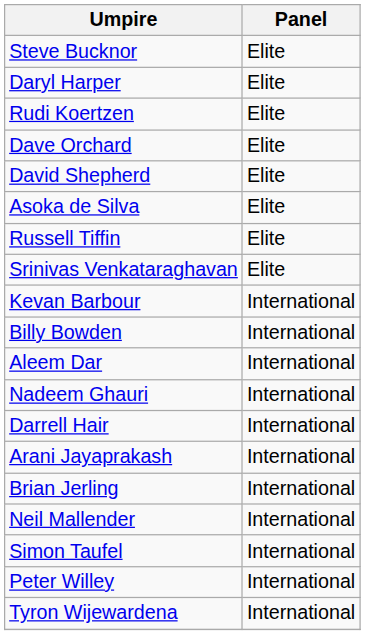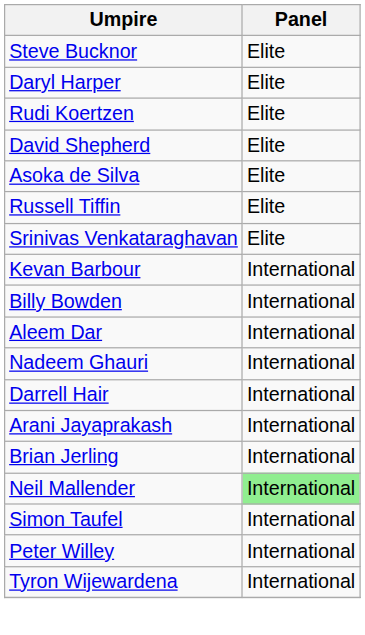- row: (70, 144)
(301, 519) no background -> (301, 488) lightgreen background
